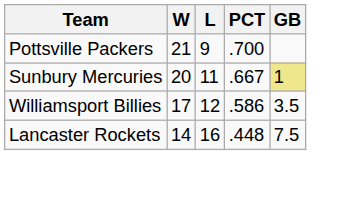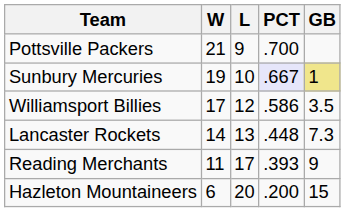(181, 77) 20 -> (216, 77) 19
(209, 77) 11 -> (245, 77) 10
(247, 77) no background -> (281, 77) lavender background
(210, 135) 16 -> (245, 135) 13
(287, 135) 7.5 -> (321, 135) 7.3
+ row: (88, 164)
+ row: (103, 193)
